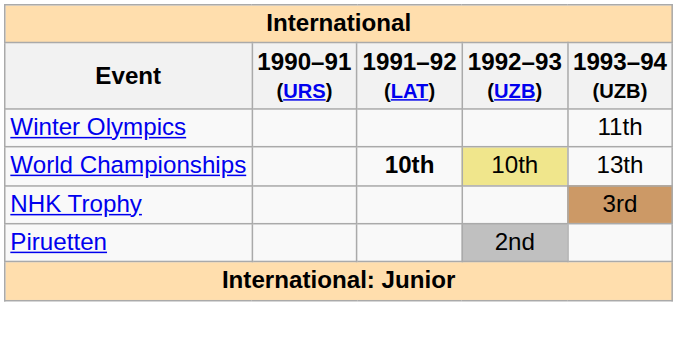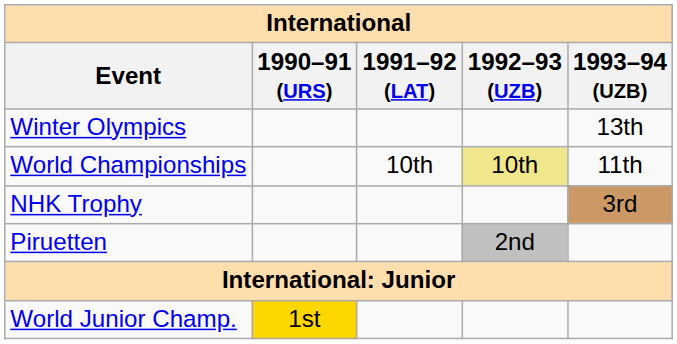(620, 127) 11th -> (620, 127) 13th
(410, 165) bold -> (410, 165) normal
(620, 165) 13th -> (620, 165) 11th
+ row: (124, 319)
